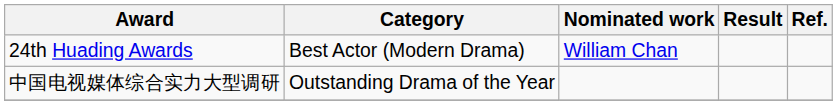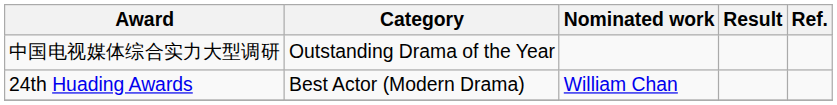rows swapped: (101, 50) <-> (145, 82)
